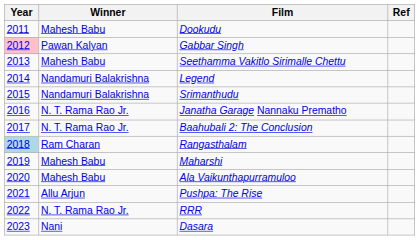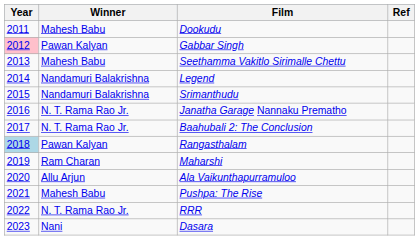(70, 144) Ram Charan -> (74, 144) Pawan Kalyan
(73, 161) Mahesh Babu -> (70, 161) Ram Charan
(73, 177) Mahesh Babu -> (63, 177) Allu Arjun
(63, 194) Allu Arjun -> (73, 194) Mahesh Babu
